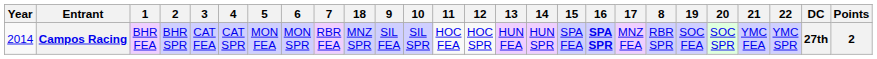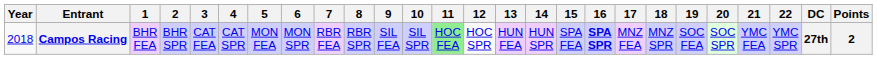columns swapped: (661, 13) <-> (359, 13)
(20, 38) 2014 -> (20, 38) 2018
(448, 38) no background -> (448, 38) lightgreen background
